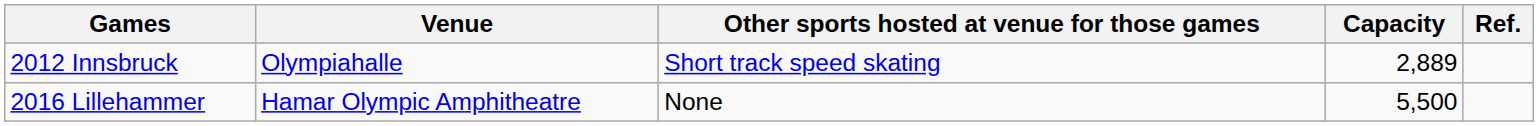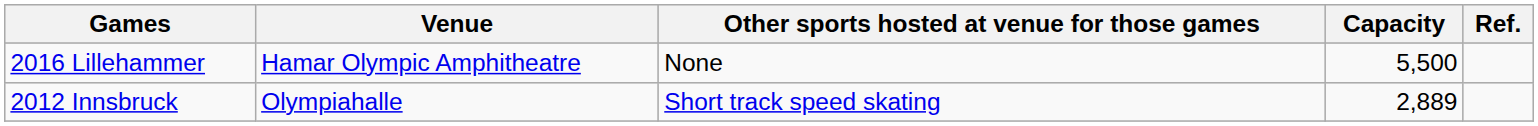rows swapped: (94, 62) <-> (108, 101)
